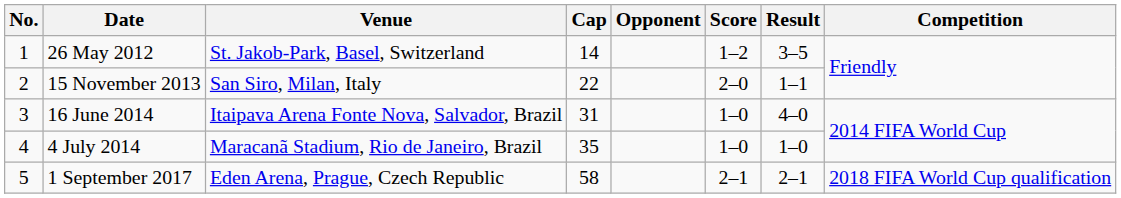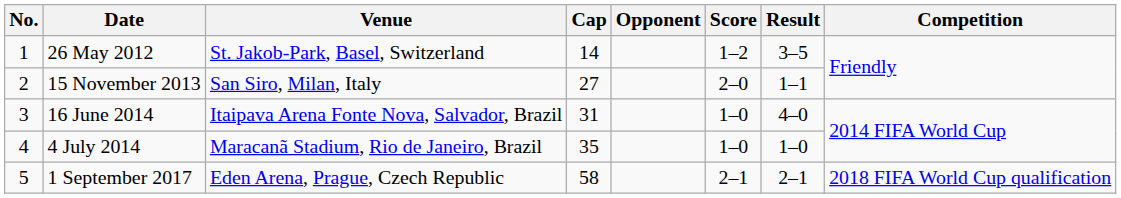(589, 83) 22 -> (589, 83) 27
